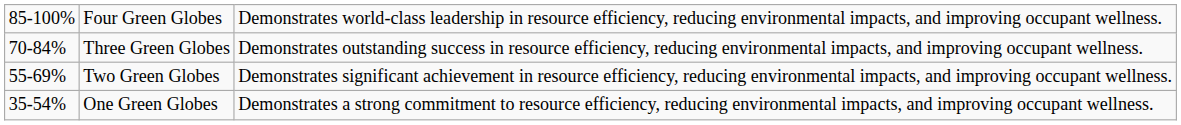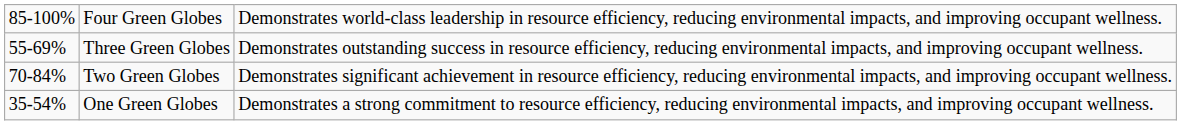(37, 47) 70-84% -> (37, 47) 55-69%
(37, 76) 55-69% -> (37, 76) 70-84%
